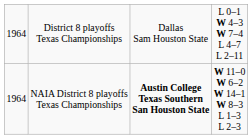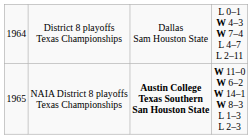(16, 99) 1964 -> (16, 99) 1965
